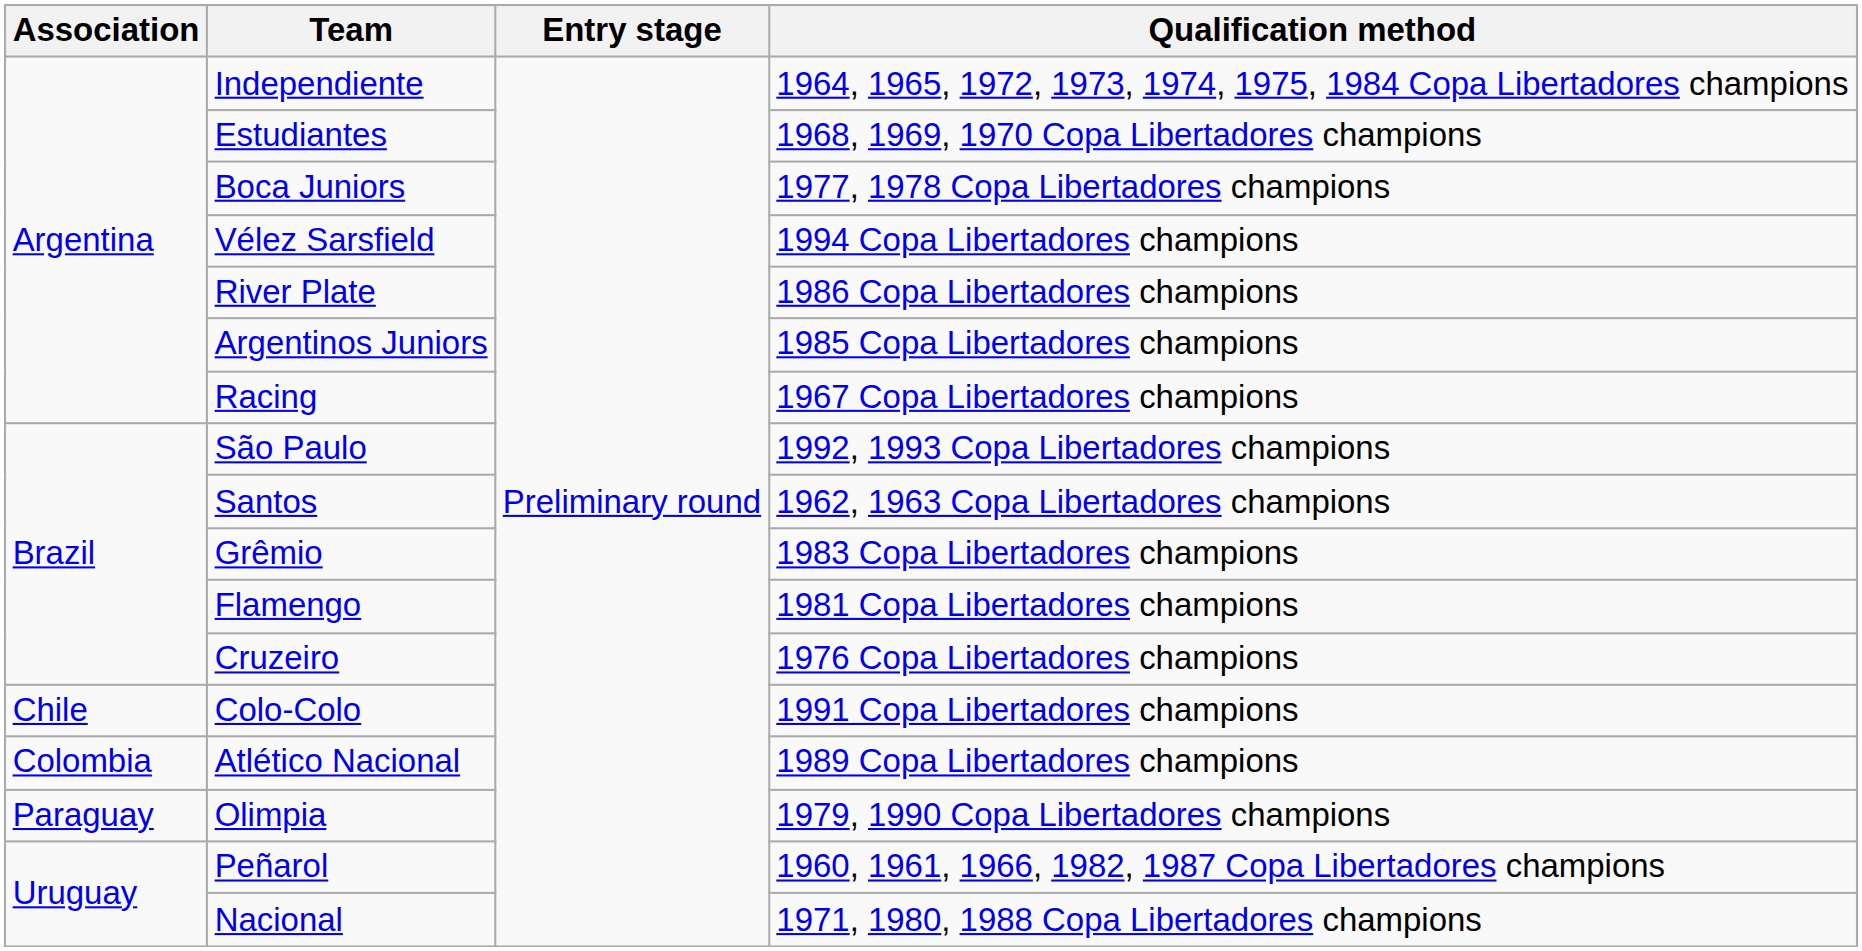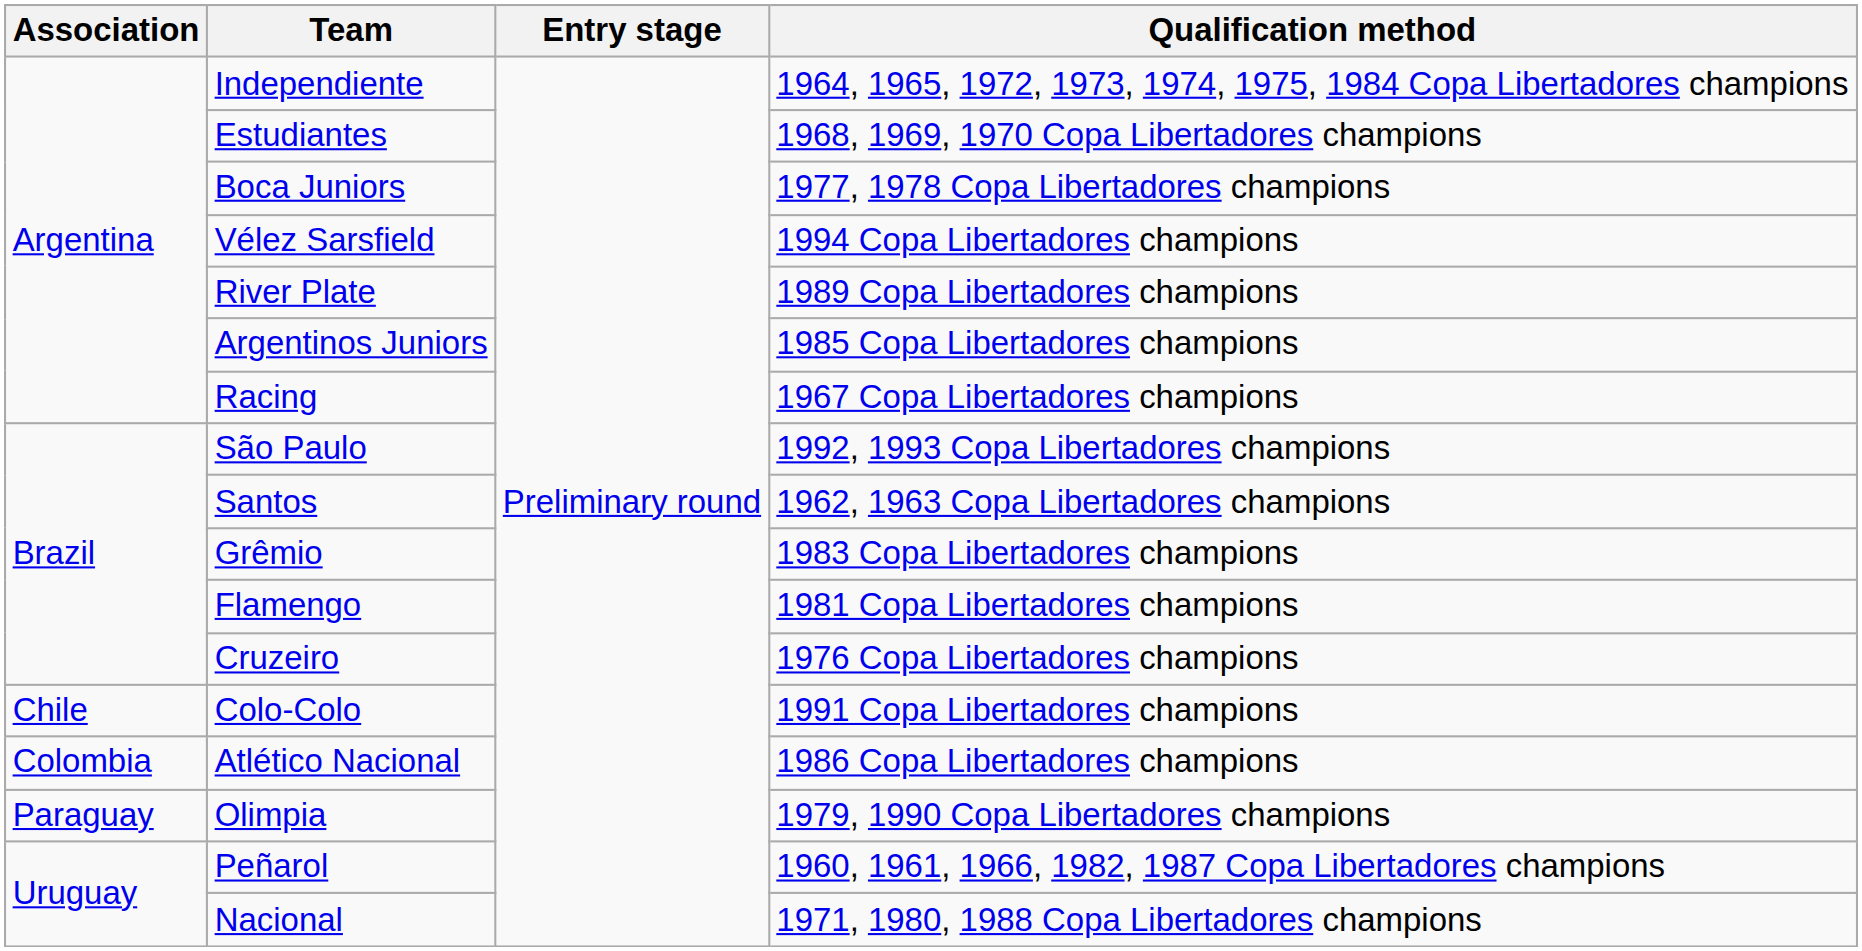(1037, 291) 1986 Copa Libertadores champions -> (1037, 291) 1989 Copa Libertadores champions
(1037, 762) 1989 Copa Libertadores champions -> (1037, 762) 1986 Copa Libertadores champions
